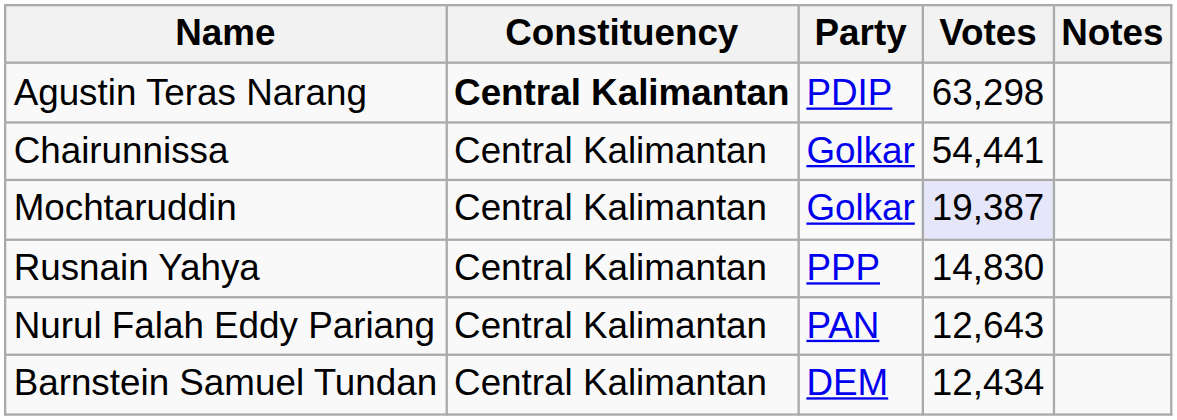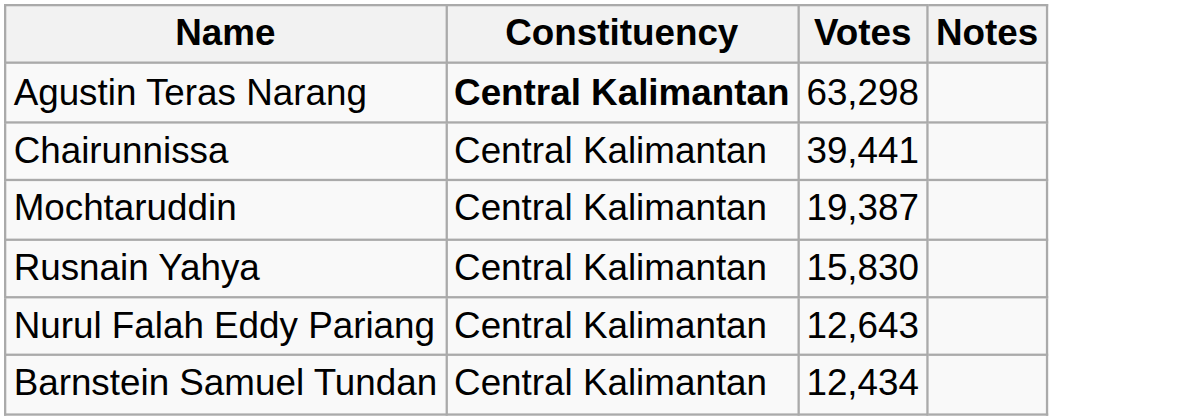- column: (861, 33)
(988, 150) 54,441 -> (863, 150) 39,441
(988, 208) lavender background -> (863, 208) no background
(988, 267) 14,830 -> (863, 267) 15,830
